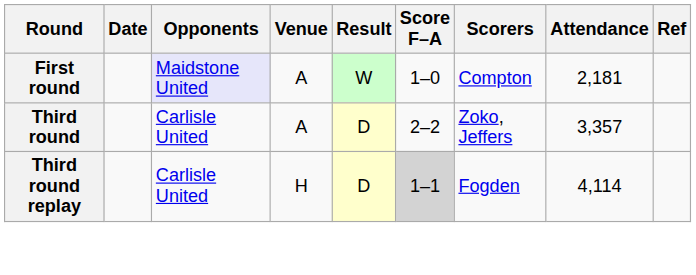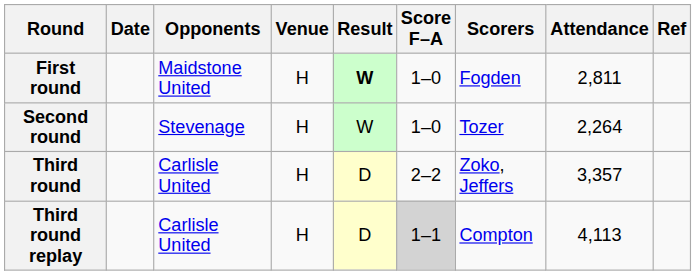(198, 78) lavender background -> (200, 78) no background
(301, 78) A -> (302, 78) H
(364, 78) normal -> (365, 78) bold
(495, 78) Compton -> (490, 78) Fogden
(600, 78) 2,181 -> (600, 78) 2,811
+ row: (56, 127)
(301, 127) A -> (302, 176) H
(489, 186) Fogden -> (496, 235) Compton
(600, 186) 4,114 -> (600, 235) 4,113
